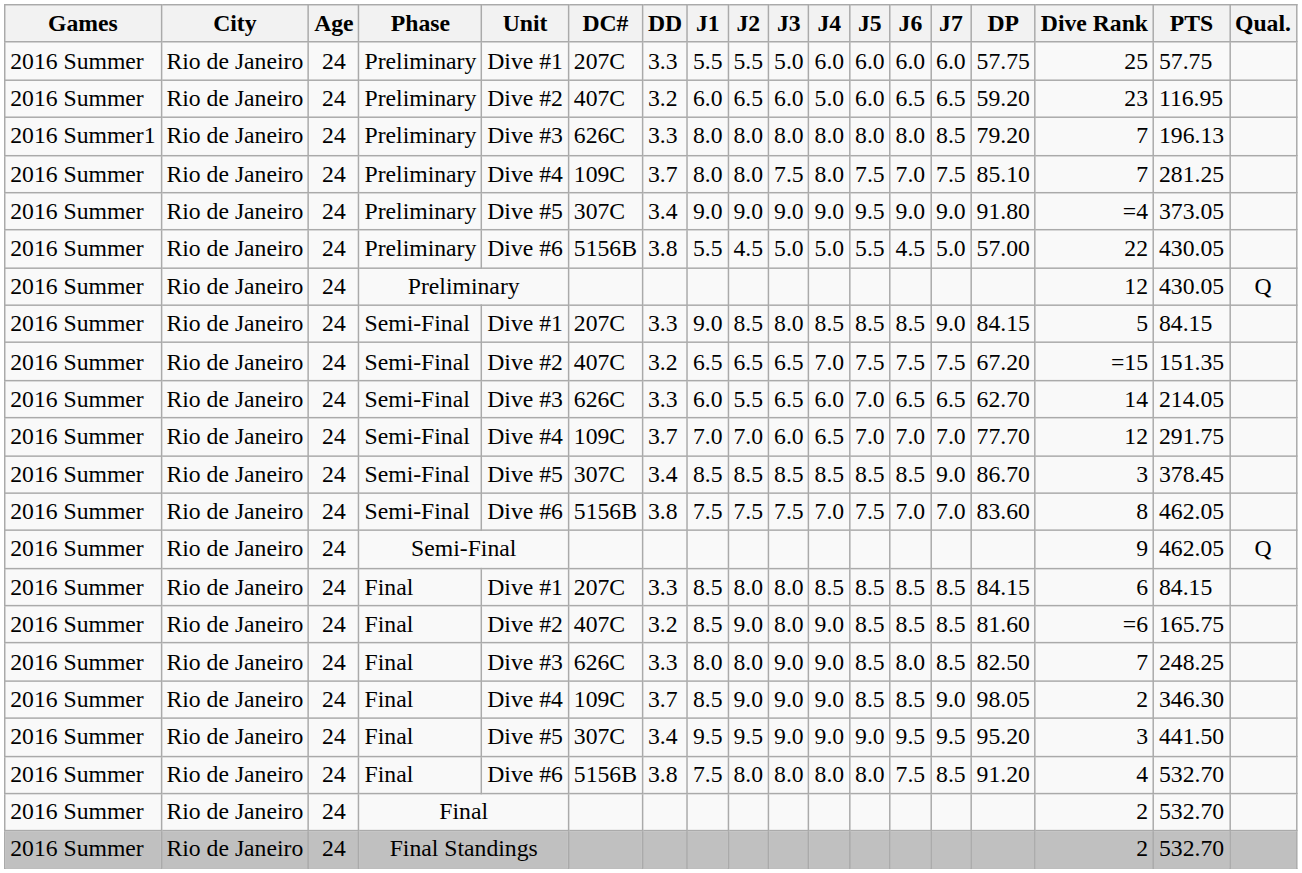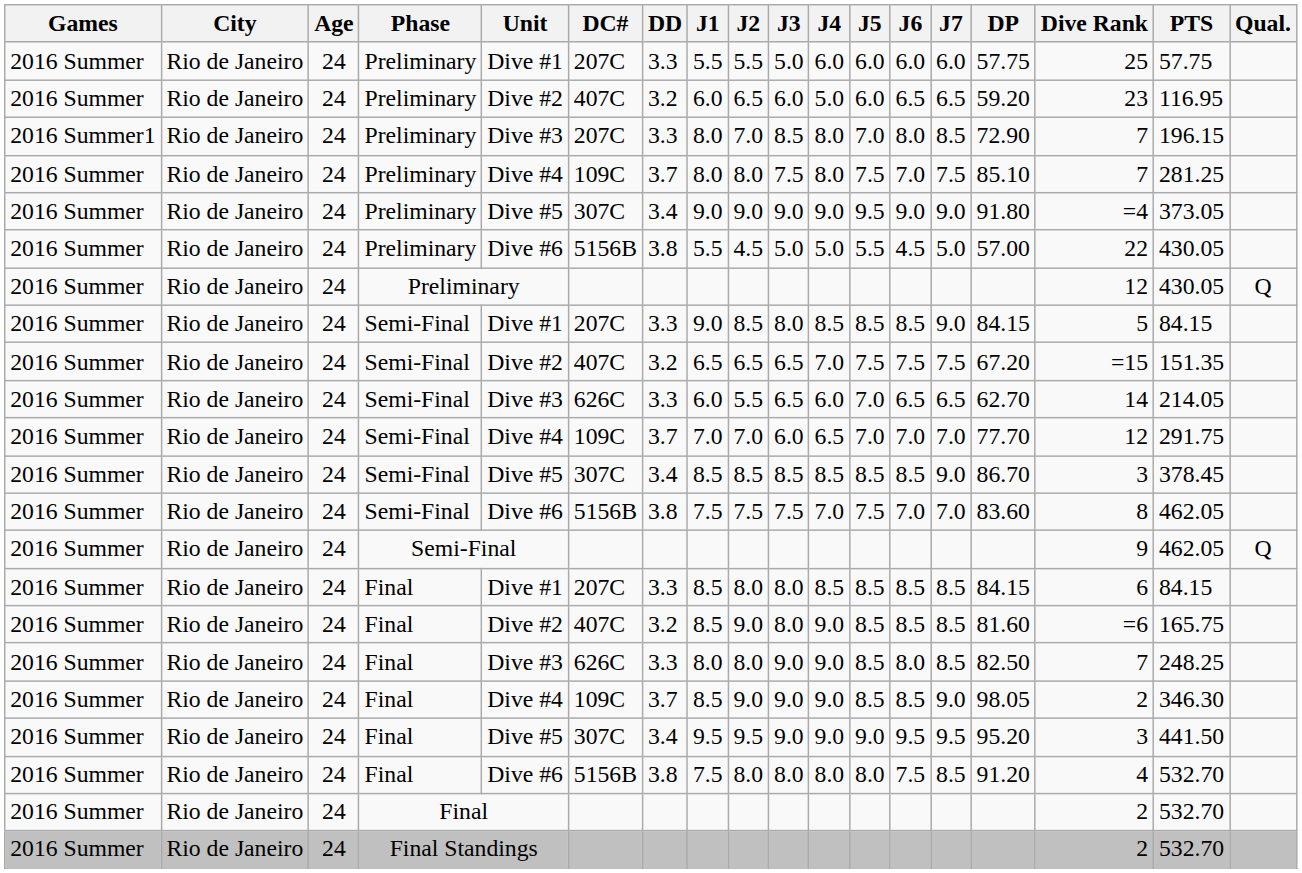(599, 135) 626C -> (599, 135) 207C
(748, 135) 8.0 -> (748, 135) 7.0
(789, 135) 8.0 -> (789, 135) 8.5
(870, 135) 8.0 -> (870, 135) 7.0
(1003, 135) 79.20 -> (1003, 135) 72.90
(1192, 135) 196.13 -> (1192, 135) 196.15
